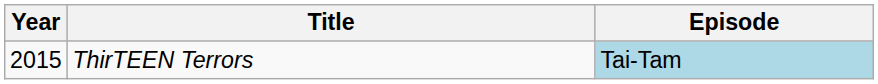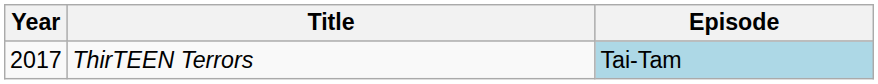(36, 59) 2015 -> (36, 59) 2017
